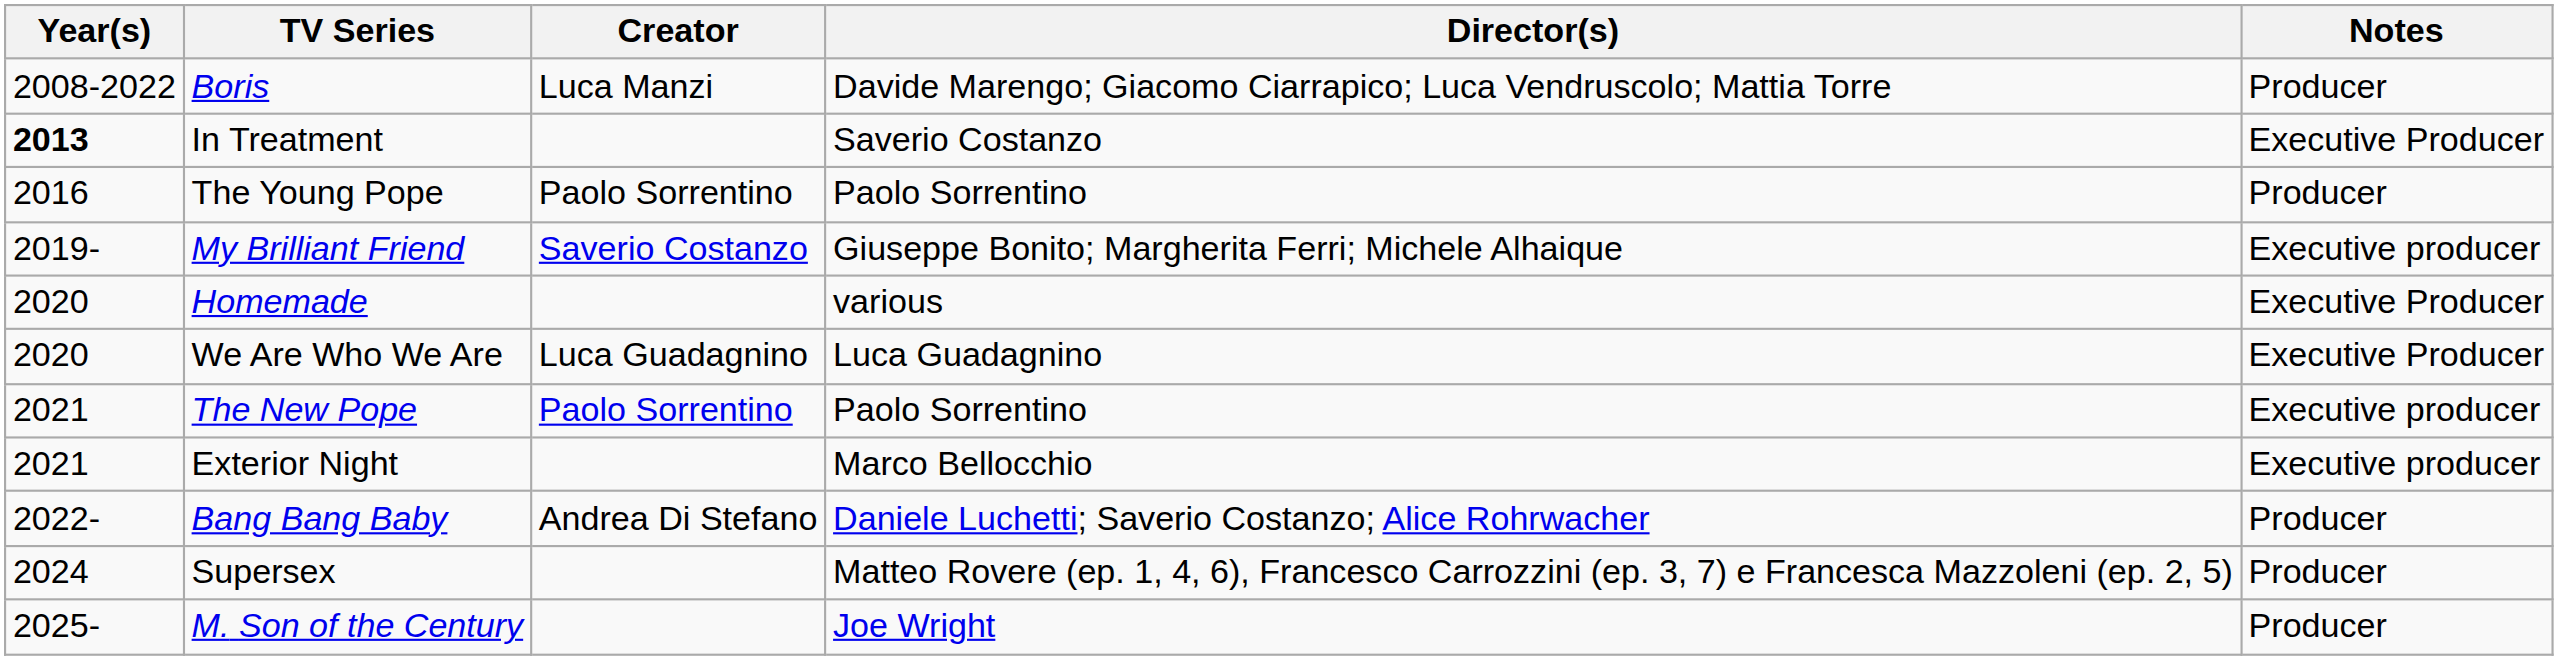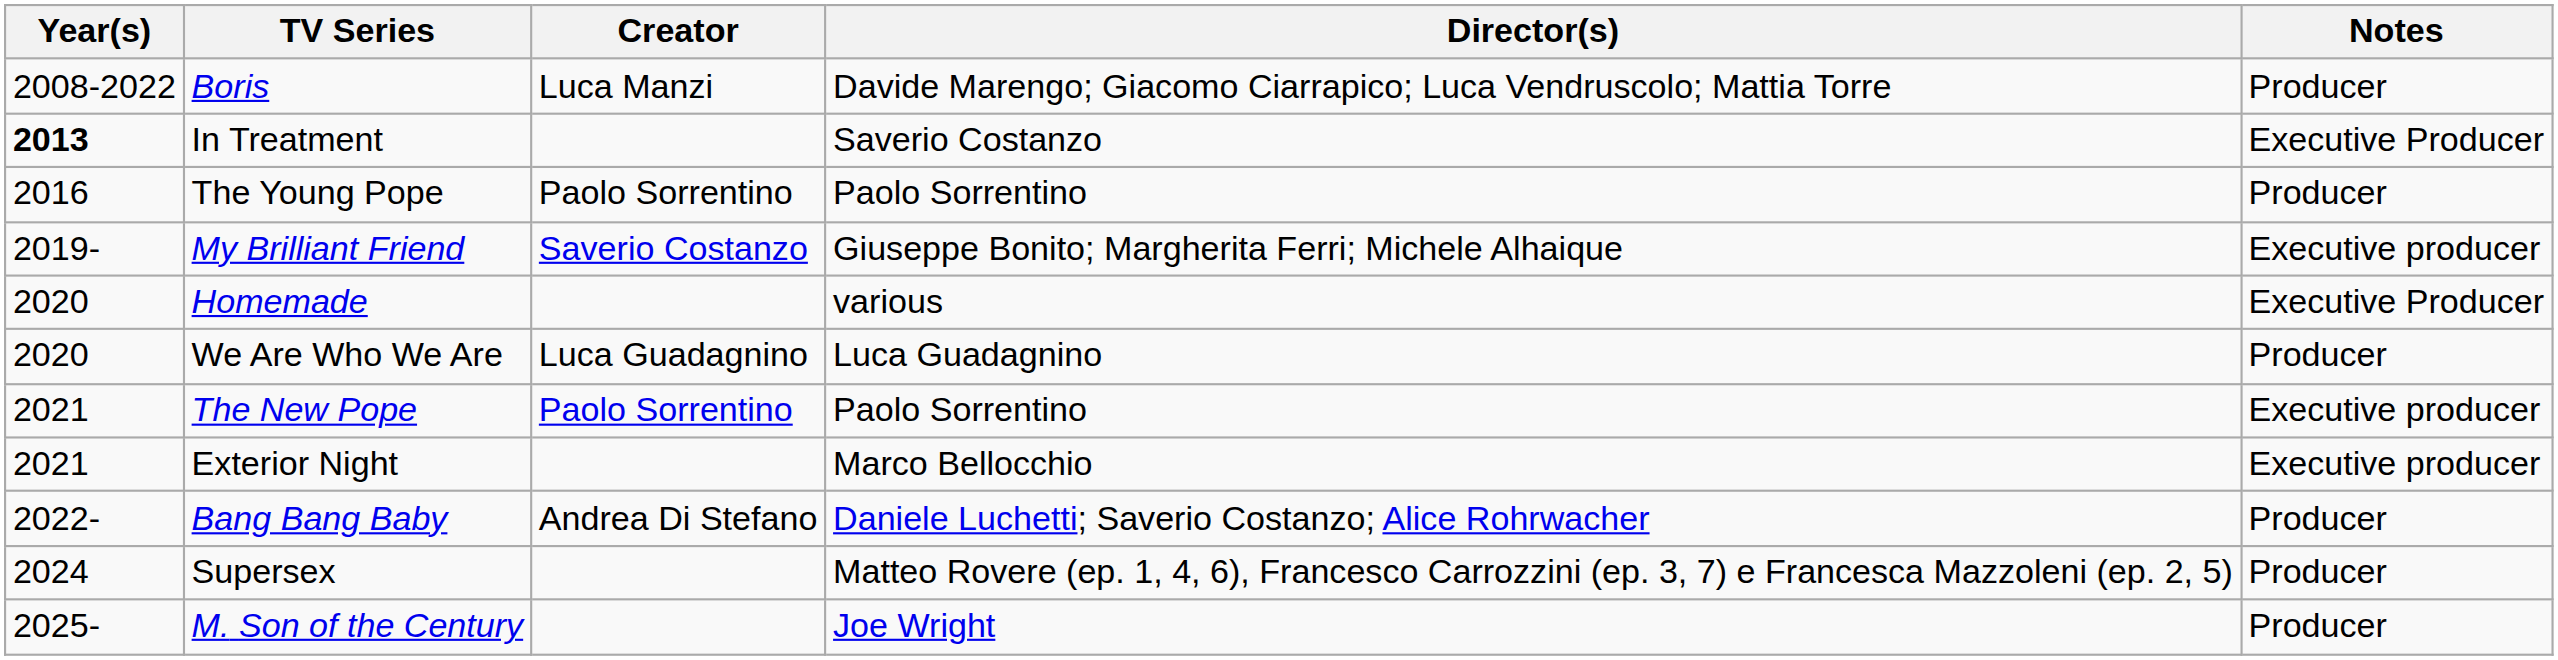(2396, 355) Executive Producer -> (2318, 355) Producer
